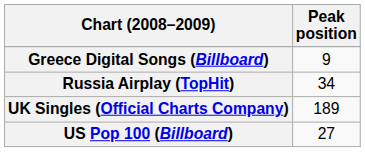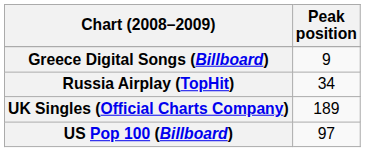(326, 134) 27 -> (326, 134) 97
